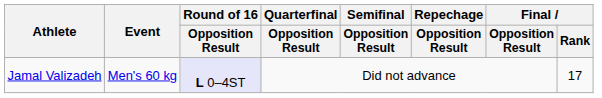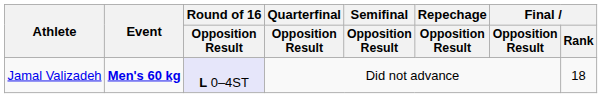(142, 76) normal -> (144, 76) bold
(575, 76) 17 -> (578, 76) 18
